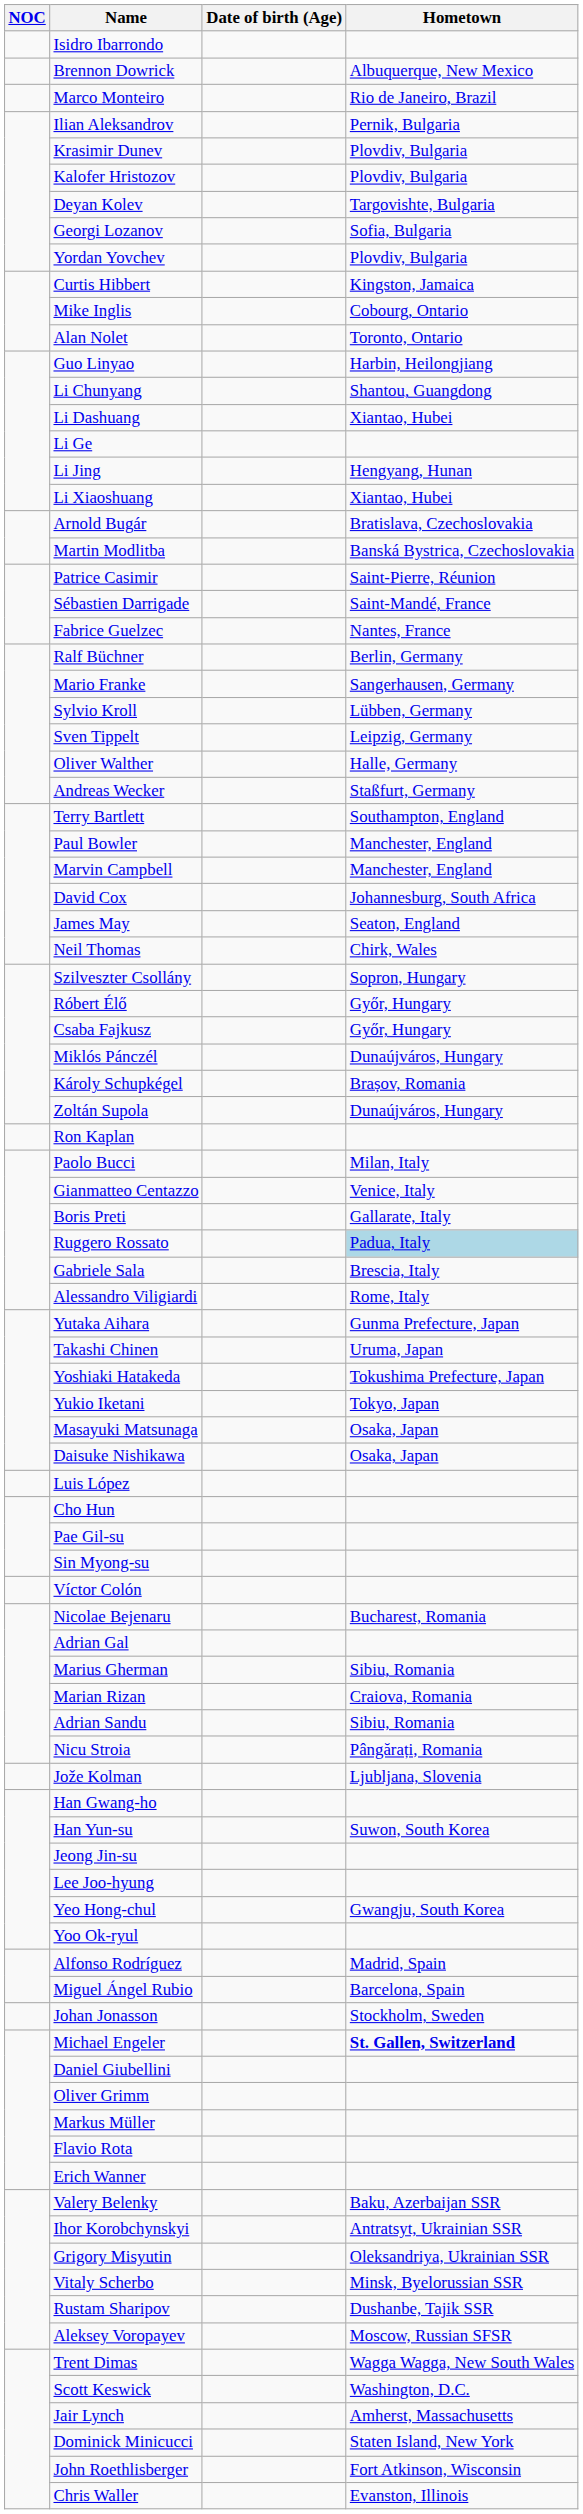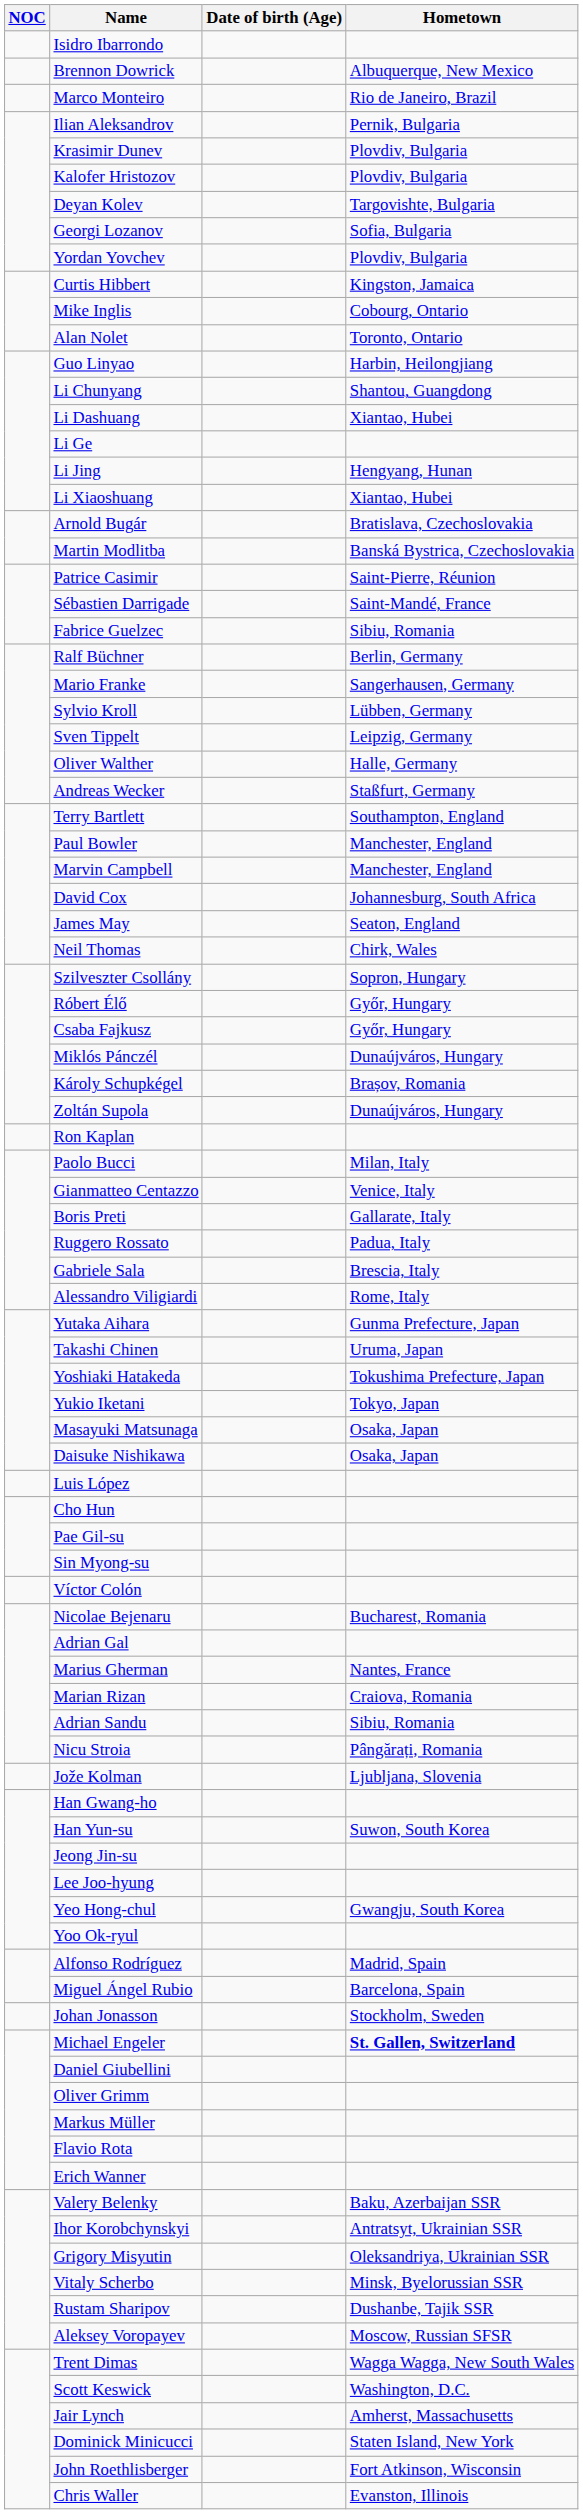(400, 630) Nantes, France -> (402, 630) Sibiu, Romania
(390, 1243) lightblue background -> (390, 1243) no background
(402, 1669) Sibiu, Romania -> (400, 1669) Nantes, France
